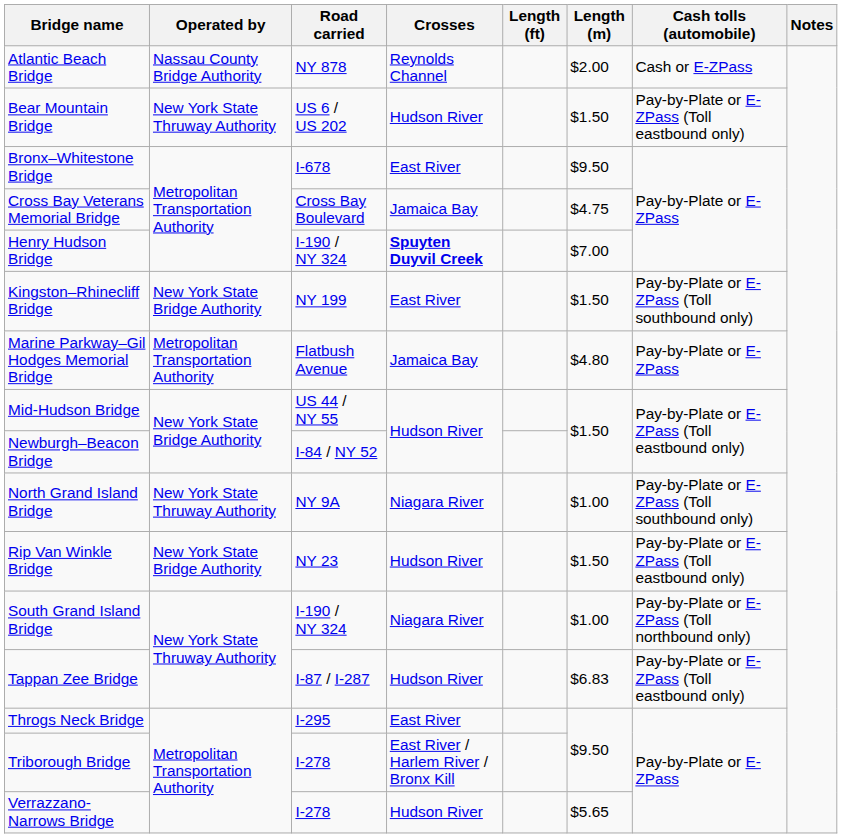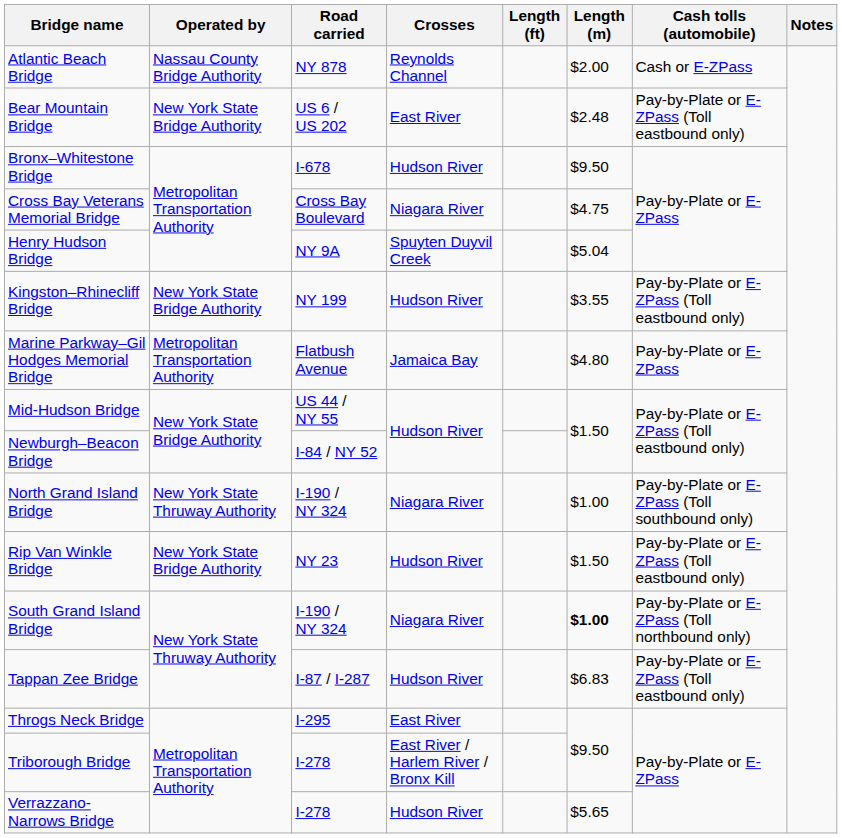(214, 117) New York State Thruway Authority -> (207, 117) New York State Bridge Authority
(436, 117) Hudson River -> (425, 117) East River
(590, 117) $1.50 -> (590, 117) $2.48
(425, 167) East River -> (436, 167) Hudson River
(434, 209) Jamaica Bay -> (437, 209) Niagara River
(321, 250) I-190 / NY 324 -> (318, 250) NY 9A
(436, 250) bold -> (441, 250) normal
(590, 250) $7.00 -> (590, 250) $5.04
(425, 301) East River -> (436, 301) Hudson River
(590, 301) $1.50 -> (590, 301) $3.55
(698, 301) Pay-by-Plate or E-ZPass (Toll southbound only) -> (698, 301) Pay-by-Plate or E-ZPass (Toll eastbound only)
(318, 502) NY 9A -> (321, 502) I-190 / NY 324
(590, 620) normal -> (590, 620) bold
